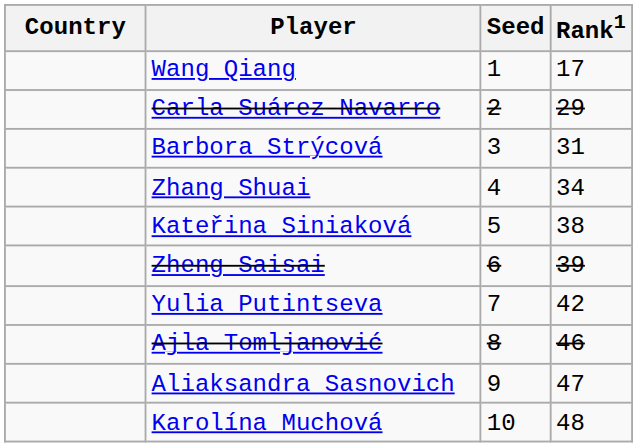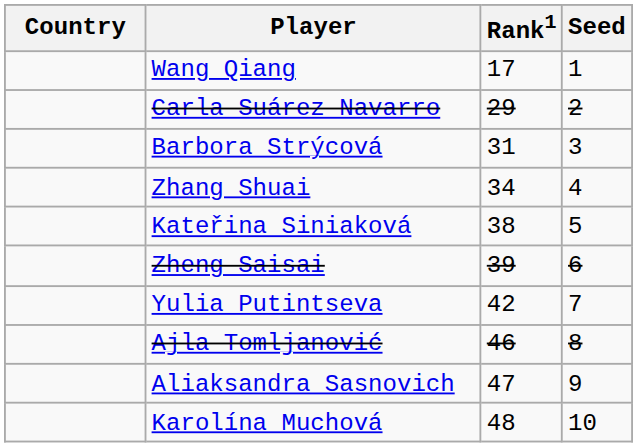columns swapped: (591, 28) <-> (516, 28)
